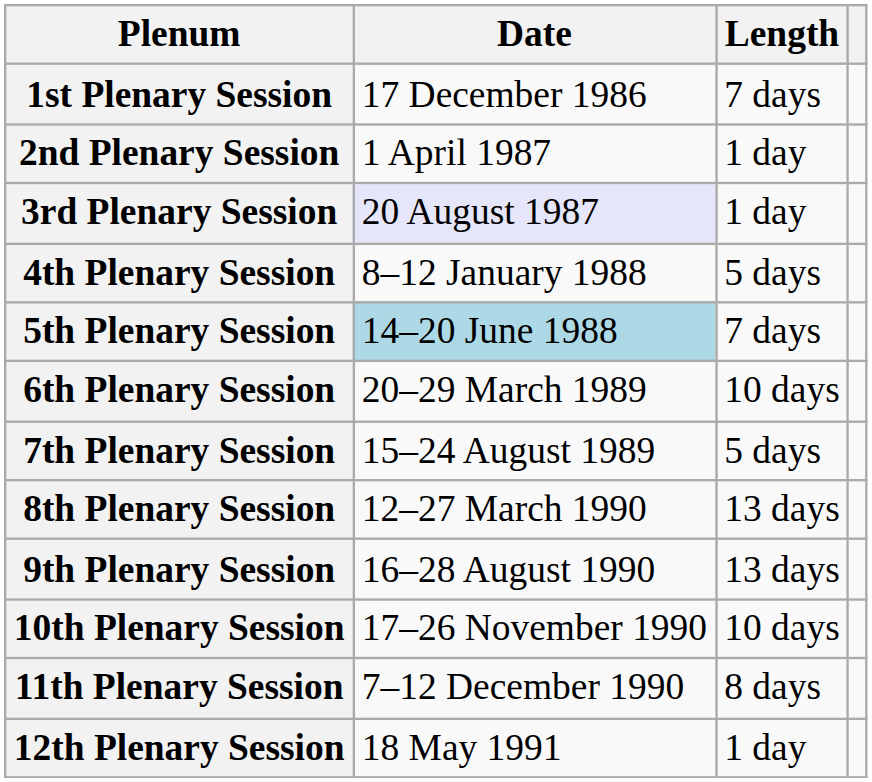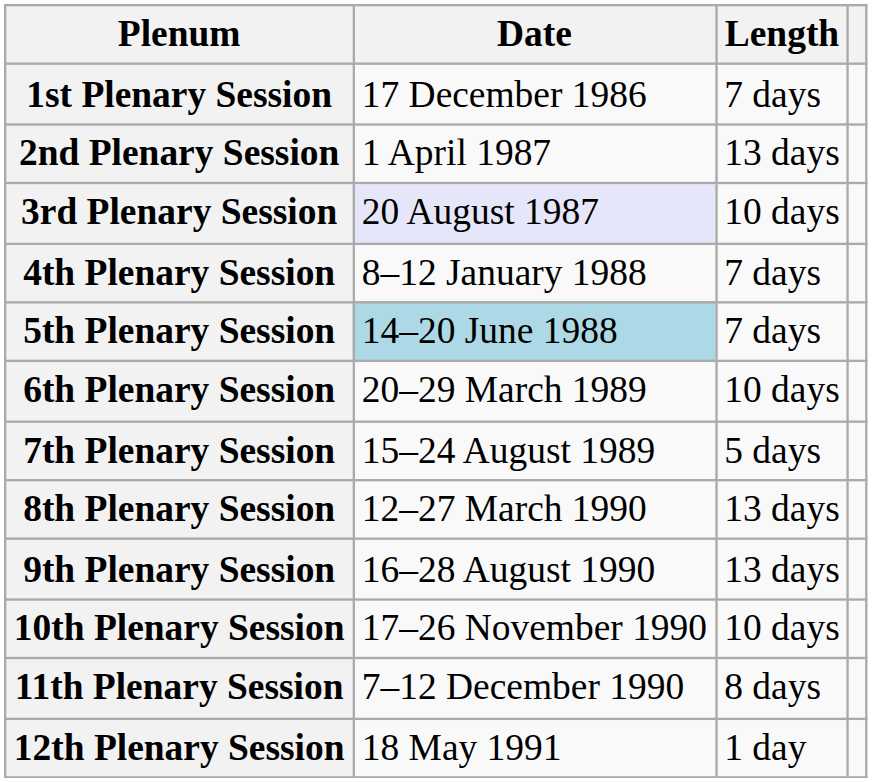(765, 152) 1 day -> (782, 152) 13 days
(765, 212) 1 day -> (782, 212) 10 days
(773, 271) 5 days -> (773, 271) 7 days
